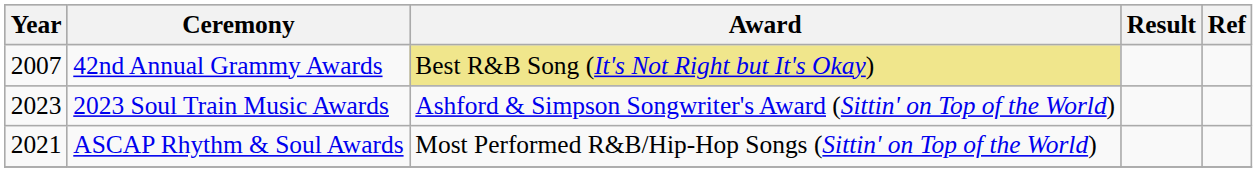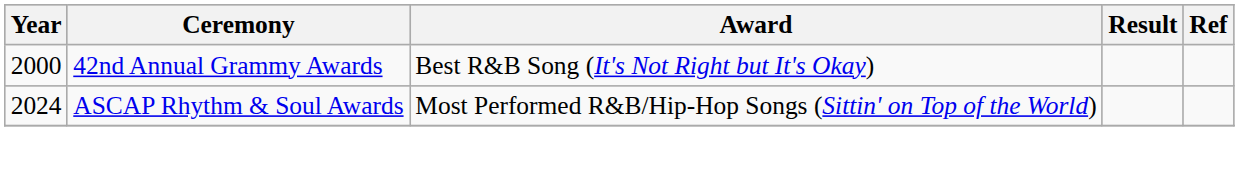(36, 65) 2007 -> (36, 65) 2000
(645, 65) khaki background -> (645, 65) no background
- row: (231, 105)
(36, 145) 2021 -> (36, 105) 2024
